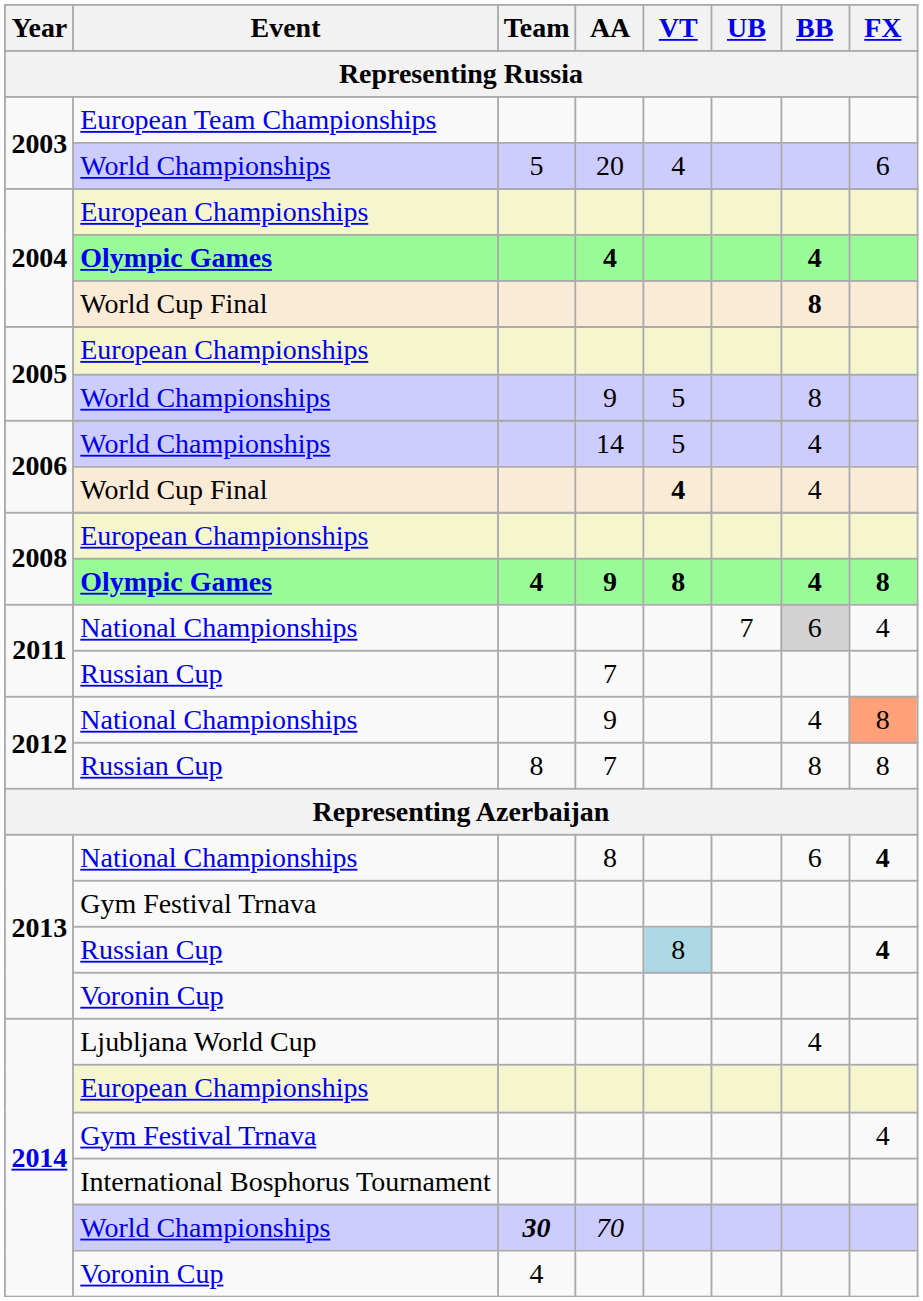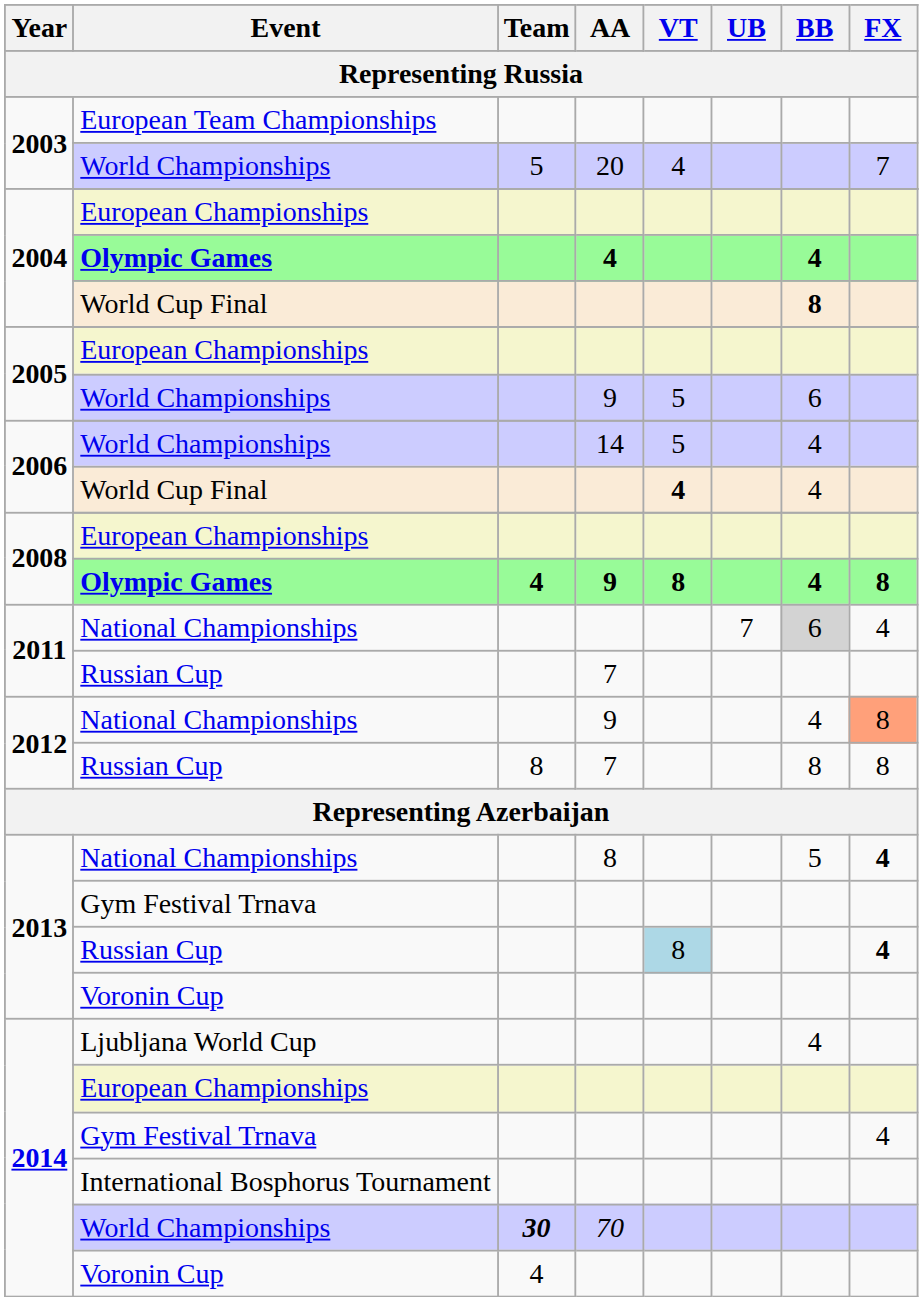(883, 166) 6 -> (883, 166) 7
(815, 396) 8 -> (815, 396) 6
(815, 857) 6 -> (815, 857) 5
